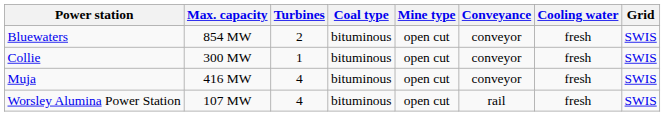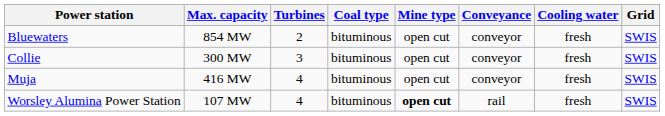(299, 57) 1 -> (299, 57) 3
(427, 100) normal -> (427, 100) bold
